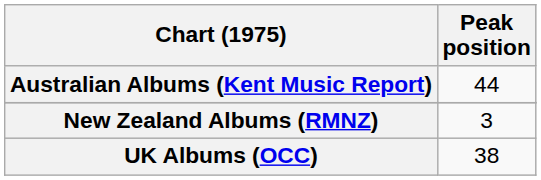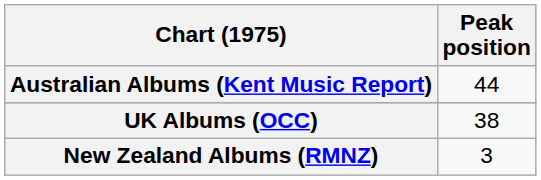rows swapped: (221, 120) <-> (221, 156)
